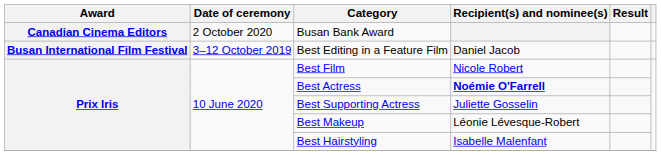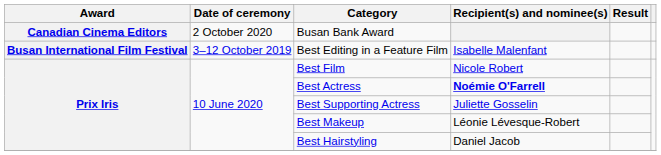(487, 50) Daniel Jacob -> (500, 50) Isabelle Malenfant
(500, 141) Isabelle Malenfant -> (487, 141) Daniel Jacob
